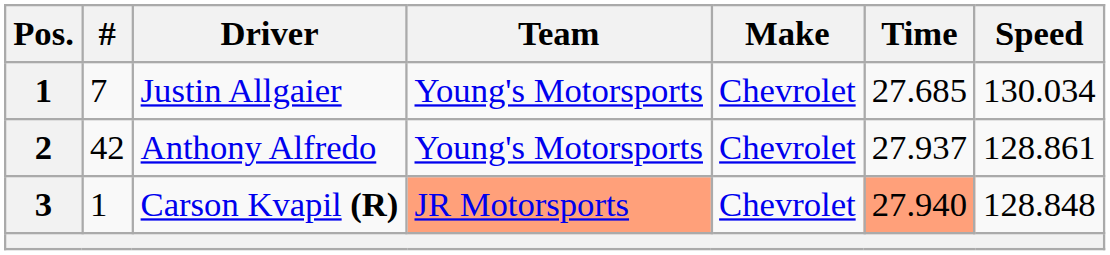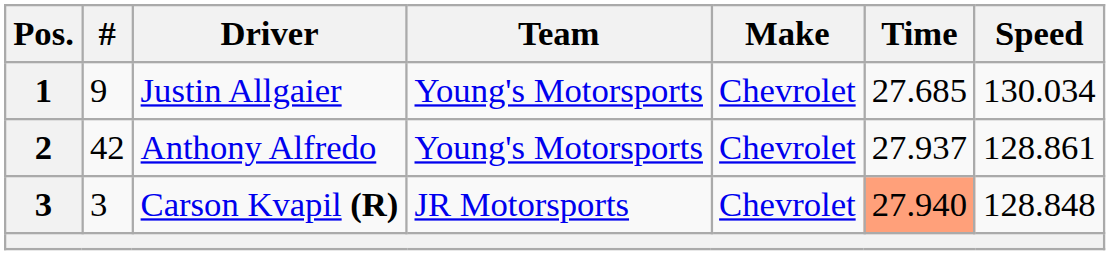(99, 90) 7 -> (99, 90) 9
(99, 204) 1 -> (99, 204) 3
(522, 204) lightsalmon background -> (522, 204) no background
